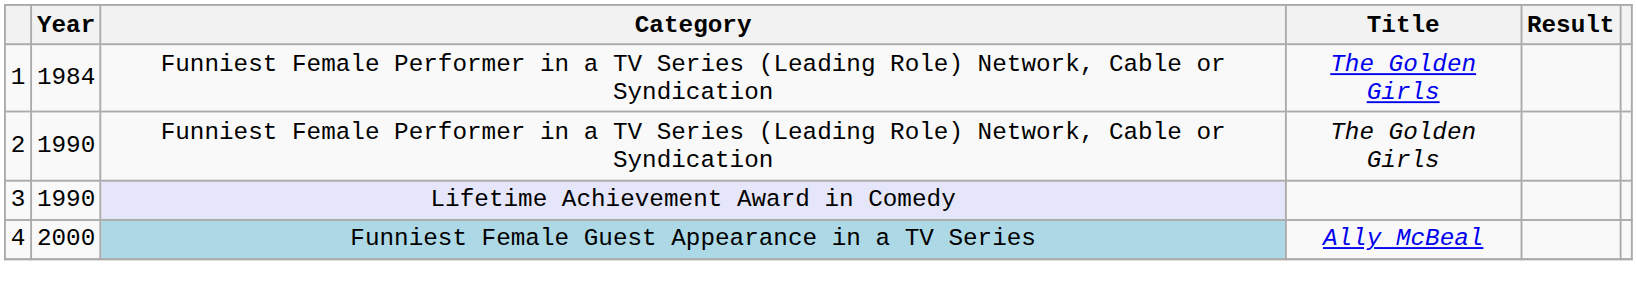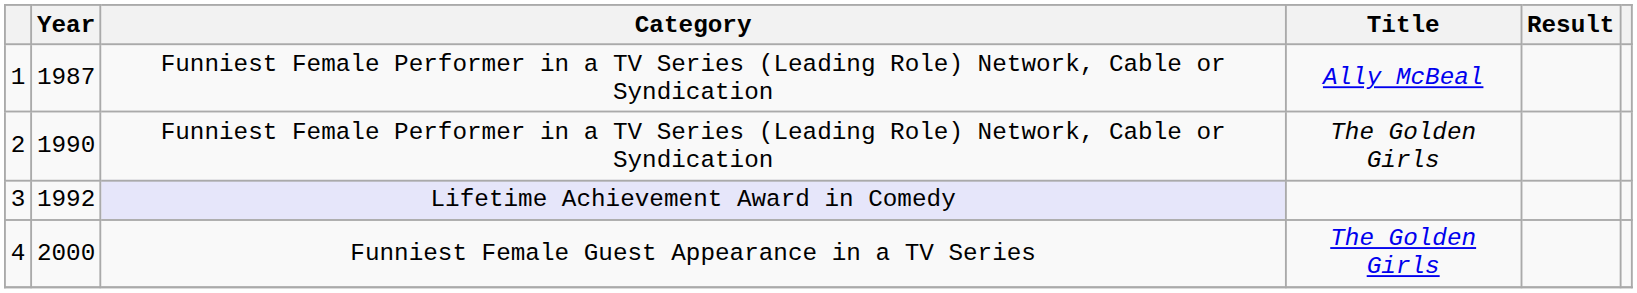(66, 78) 1984 -> (66, 78) 1987
(1403, 78) The Golden Girls -> (1403, 78) Ally McBeal
(66, 200) 1990 -> (66, 200) 1992
(693, 239) lightblue background -> (693, 253) no background
(1403, 239) Ally McBeal -> (1403, 253) The Golden Girls
